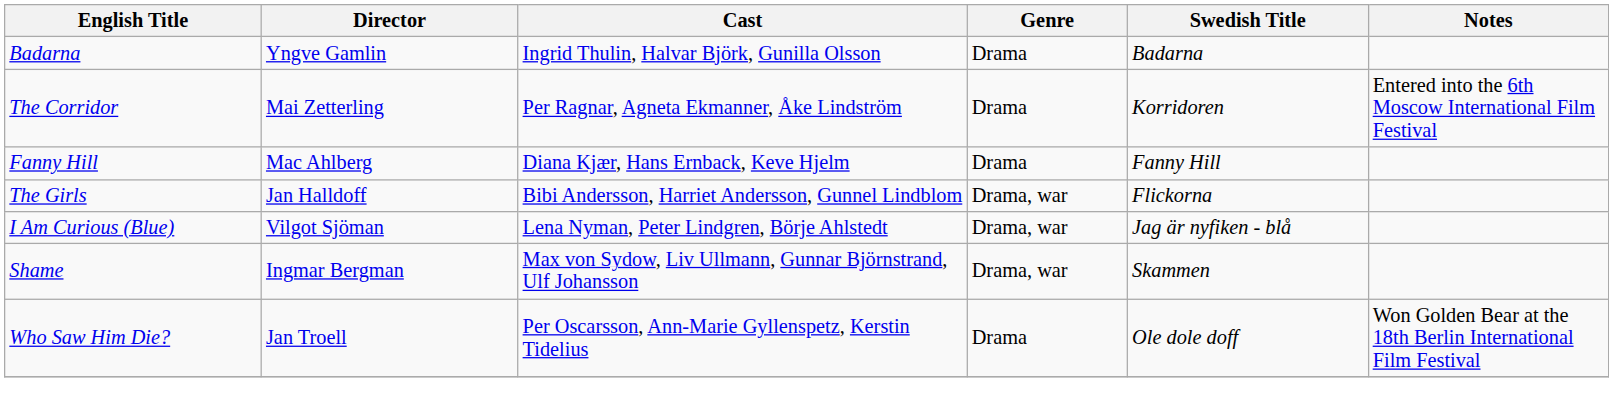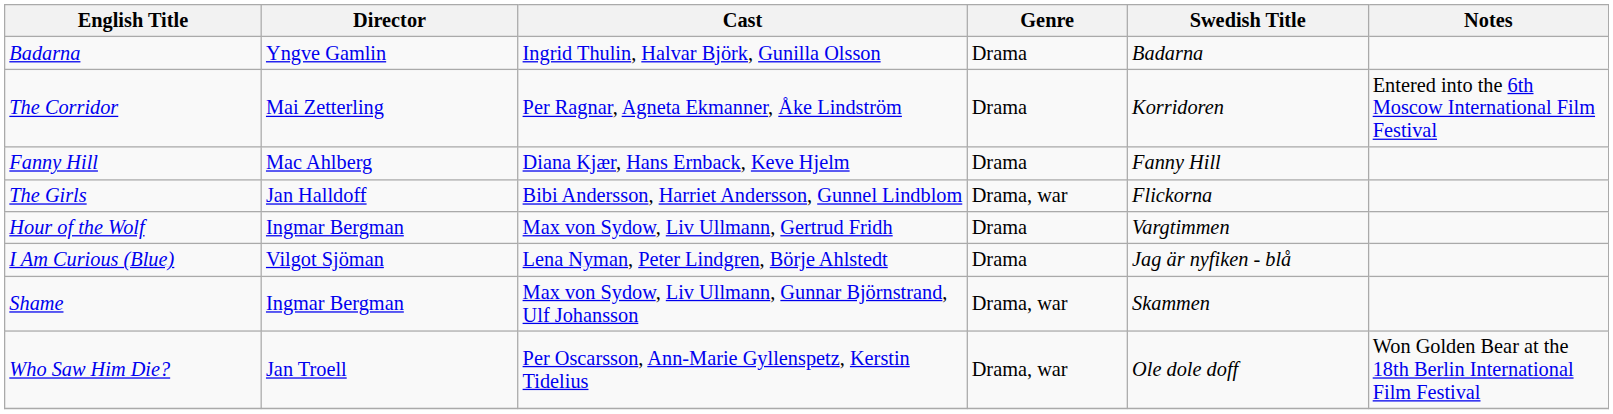+ row: (77, 227)
(1020, 227) Drama, war -> (999, 259) Drama
(999, 337) Drama -> (1020, 369) Drama, war
